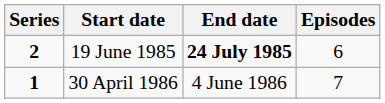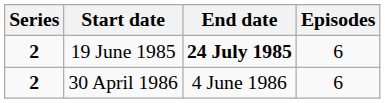(34, 82) 1 -> (34, 82) 2
(338, 82) 7 -> (338, 82) 6
